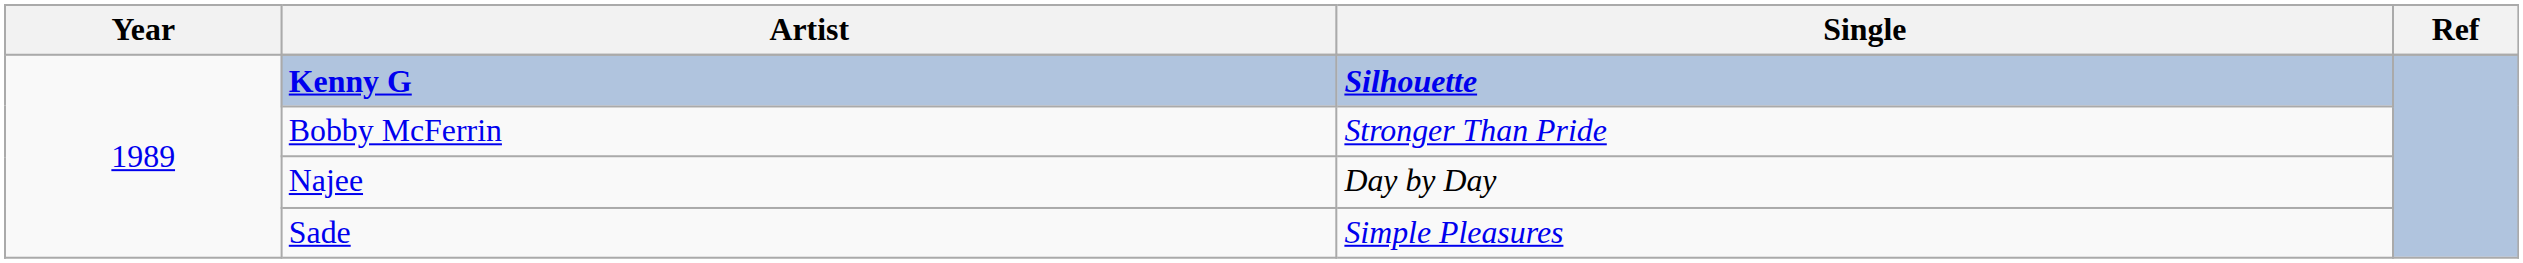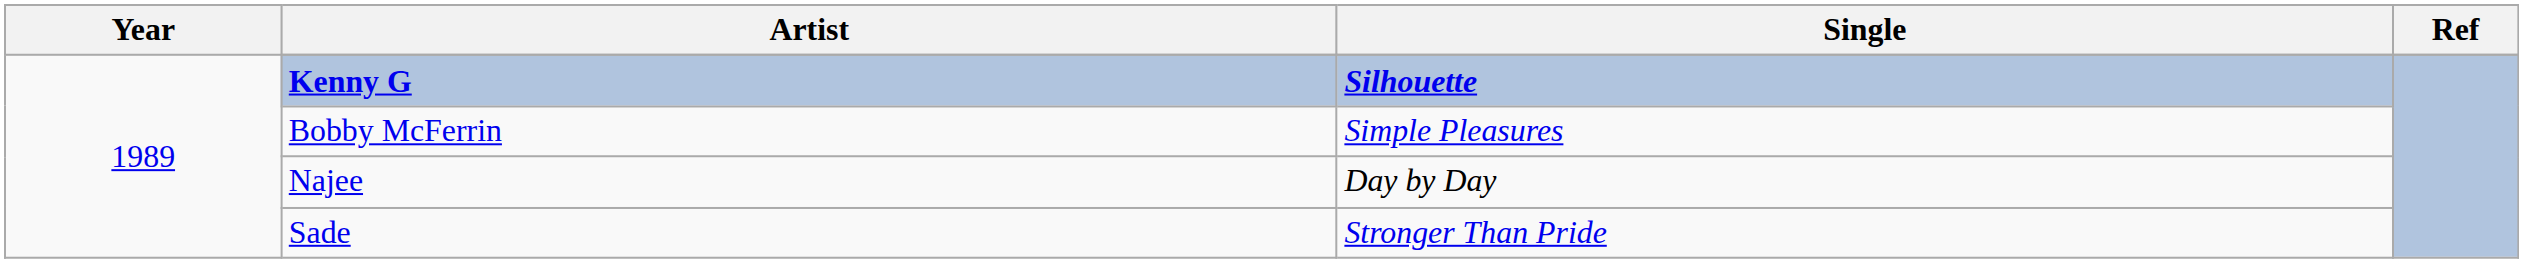(1476, 130) Stronger Than Pride -> (1454, 130) Simple Pleasures
(1454, 231) Simple Pleasures -> (1476, 231) Stronger Than Pride
